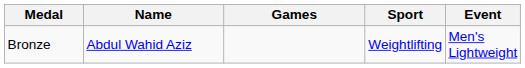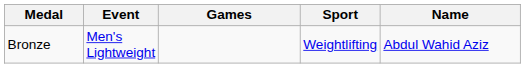columns swapped: (153, 15) <-> (483, 15)
